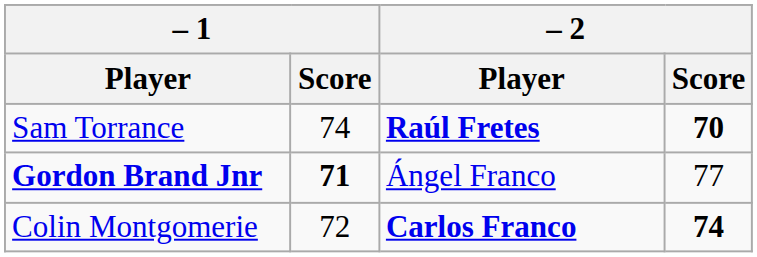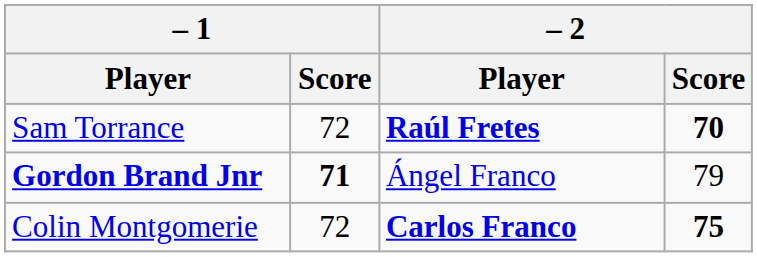(335, 127) 74 -> (335, 127) 72
(709, 176) 77 -> (709, 176) 79
(709, 226) 74 -> (709, 226) 75
